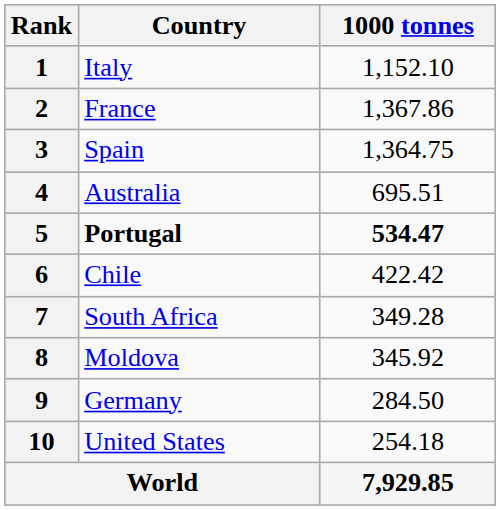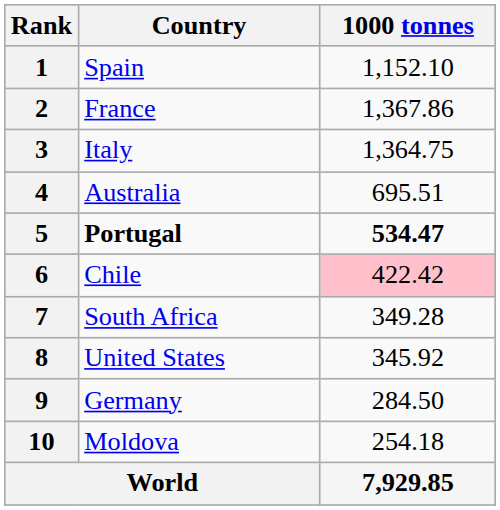(108, 66) Italy -> (114, 66) Spain
(114, 150) Spain -> (108, 150) Italy
(408, 274) no background -> (408, 274) pink background
(132, 358) Moldova -> (155, 358) United States
(155, 441) United States -> (132, 441) Moldova
